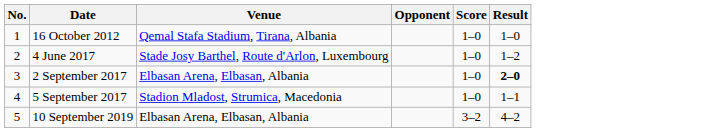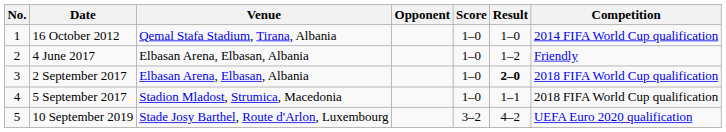+ column: (626, 14)
(264, 55) Stade Josy Barthel, Route d'Arlon, Luxembourg -> (224, 55) Elbasan Arena, Elbasan, Albania
(224, 117) Elbasan Arena, Elbasan, Albania -> (264, 117) Stade Josy Barthel, Route d'Arlon, Luxembourg
